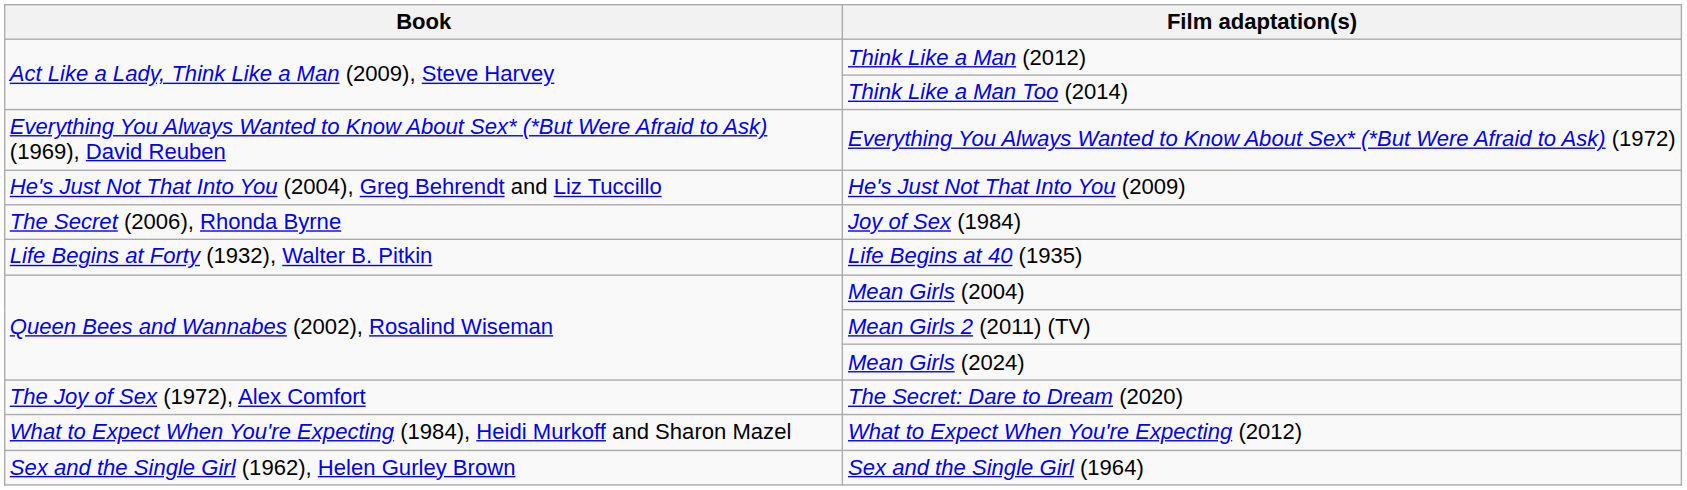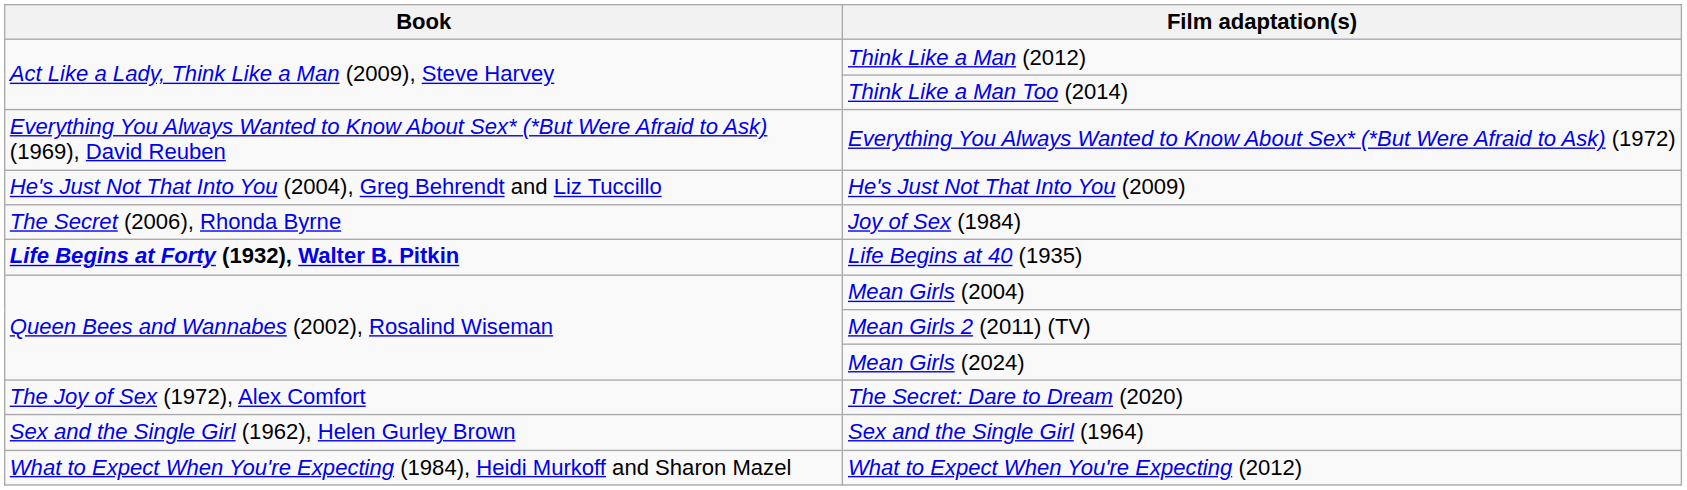(221, 256) normal -> (235, 256) bold
rows swapped: (996, 467) <-> (1075, 432)
